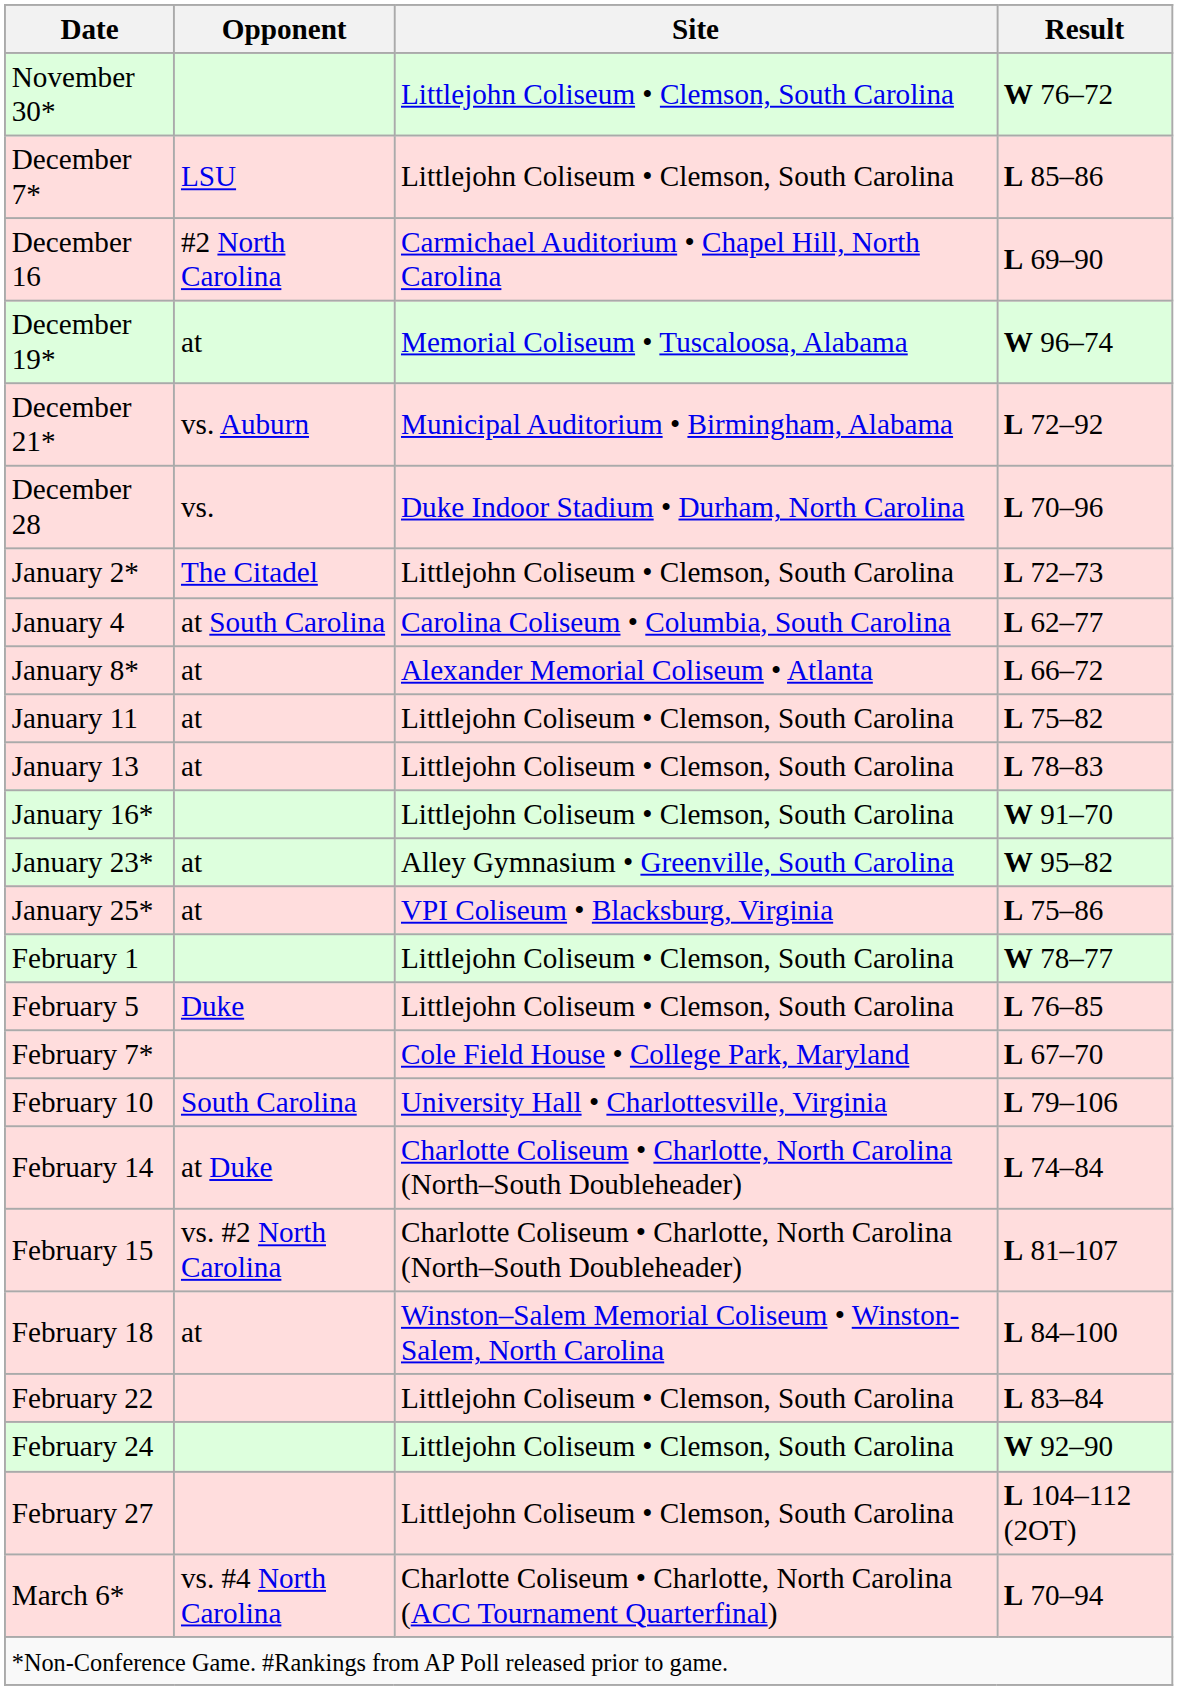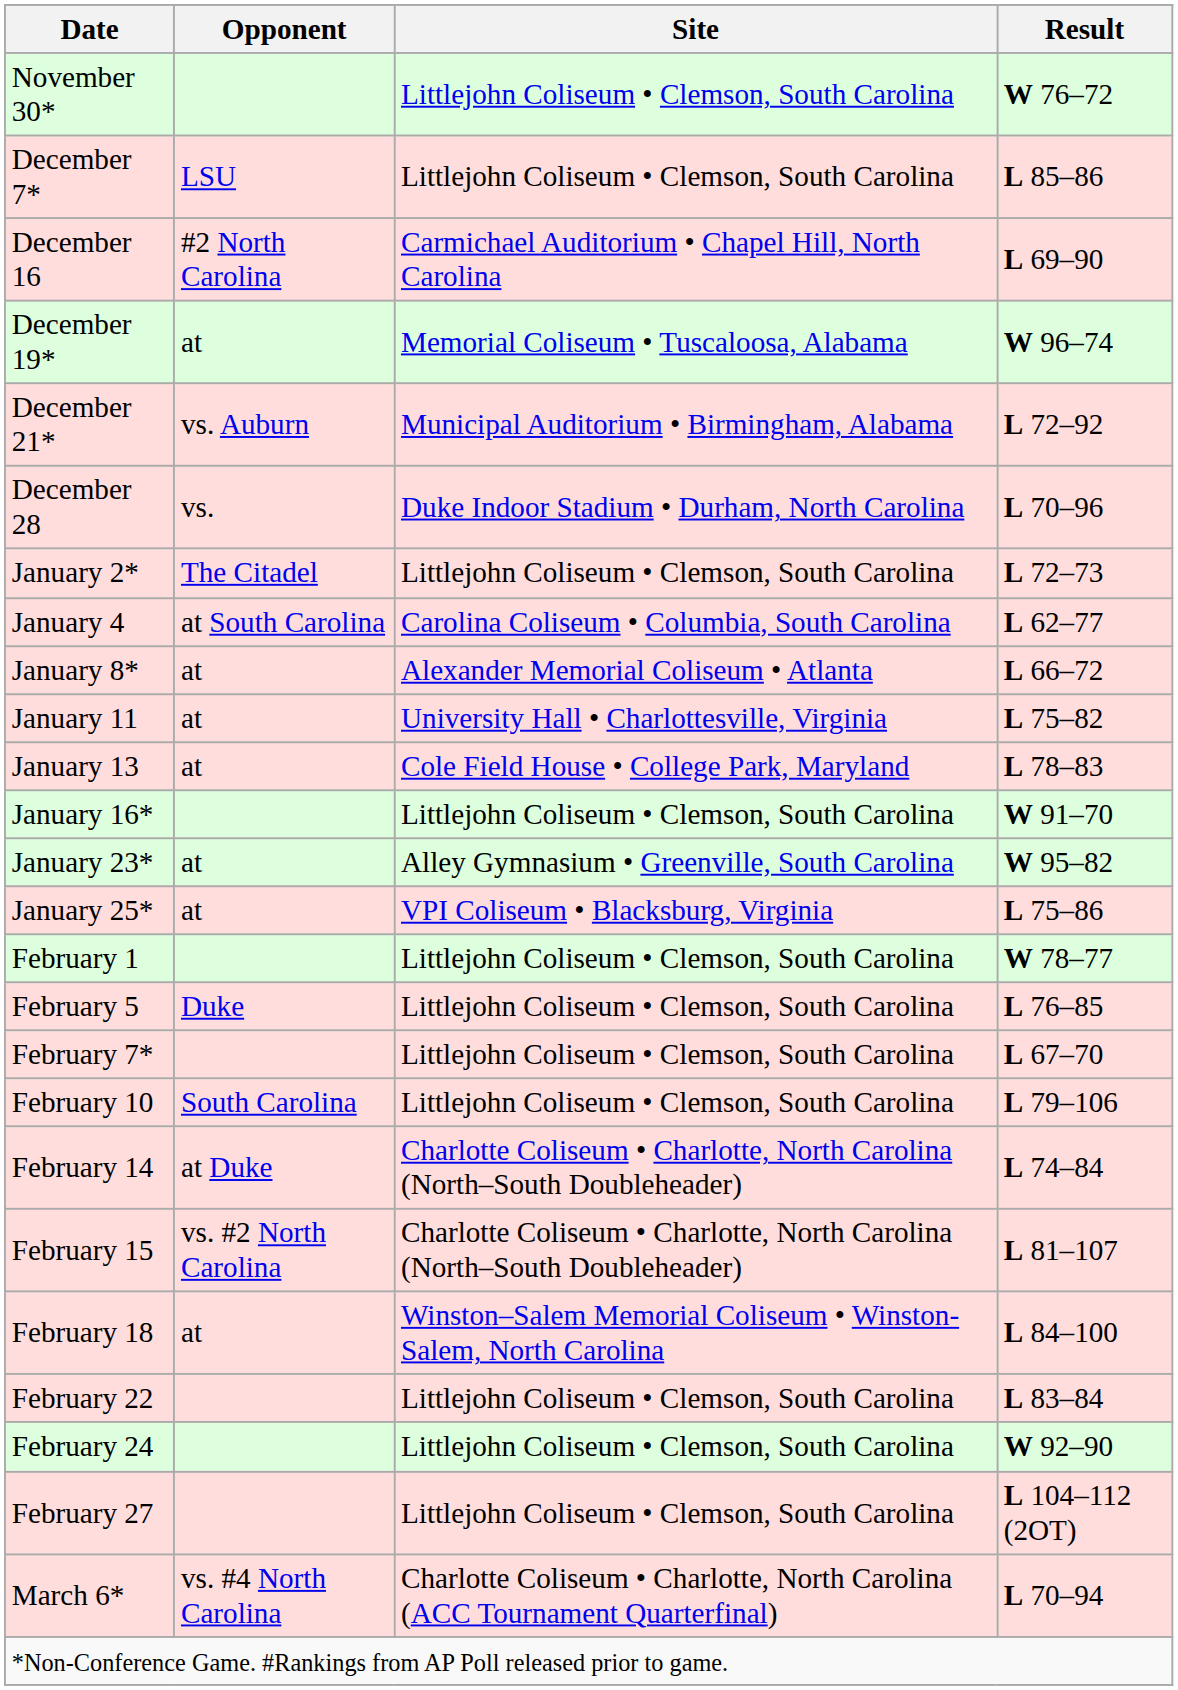(677, 717) Littlejohn Coliseum • Clemson, South Carolina -> (644, 717) University Hall • Charlottesville, Virginia
(677, 765) Littlejohn Coliseum • Clemson, South Carolina -> (655, 765) Cole Field House • College Park, Maryland
(655, 1054) Cole Field House • College Park, Maryland -> (677, 1054) Littlejohn Coliseum • Clemson, South Carolina
(644, 1102) University Hall • Charlottesville, Virginia -> (677, 1102) Littlejohn Coliseum • Clemson, South Carolina
